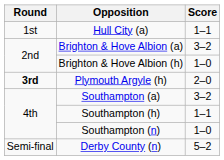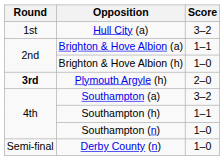(203, 30) 1–1 -> (203, 30) 3–2
(203, 46) 3–2 -> (203, 46) 1–1
(203, 147) 5–2 -> (203, 147) 1–0
